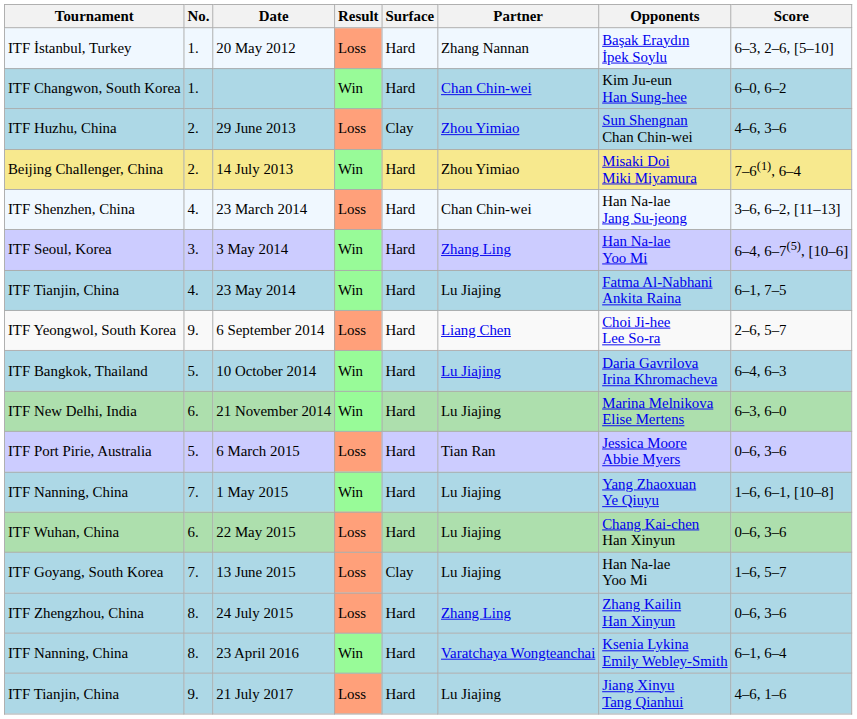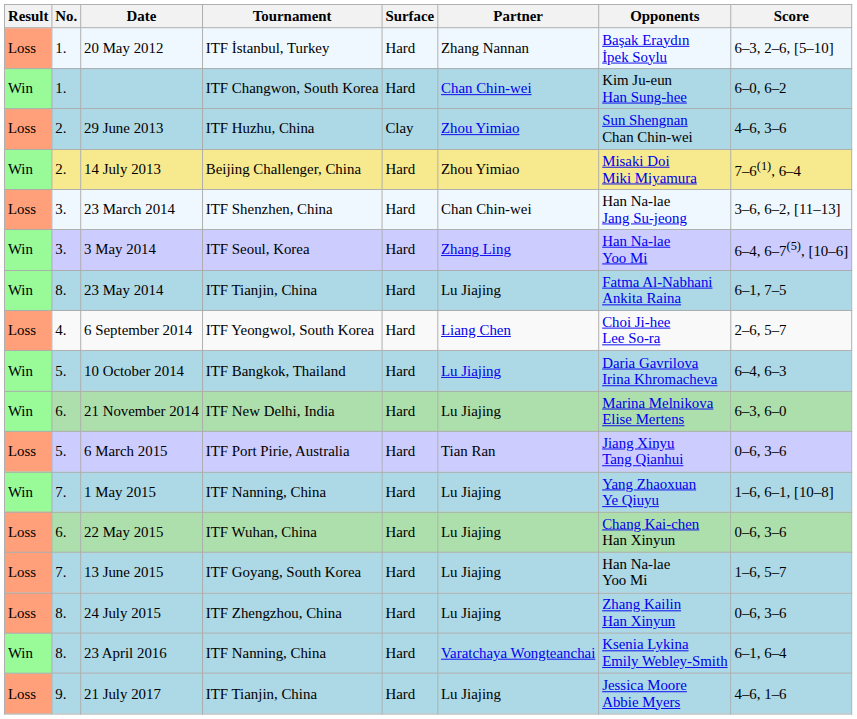columns swapped: (358, 16) <-> (94, 16)
(193, 209) 4. -> (61, 209) 3.
(193, 290) 4. -> (61, 290) 8.
(193, 330) 9. -> (61, 330) 4.
(645, 451) Jessica Moore Abbie Myers -> (643, 451) Jiang Xinyu Tang Qianhui
(399, 572) Clay -> (400, 572) Hard
(476, 613) Zhang Ling -> (471, 613) Lu Jiajing
(643, 693) Jiang Xinyu Tang Qianhui -> (645, 693) Jessica Moore Abbie Myers
